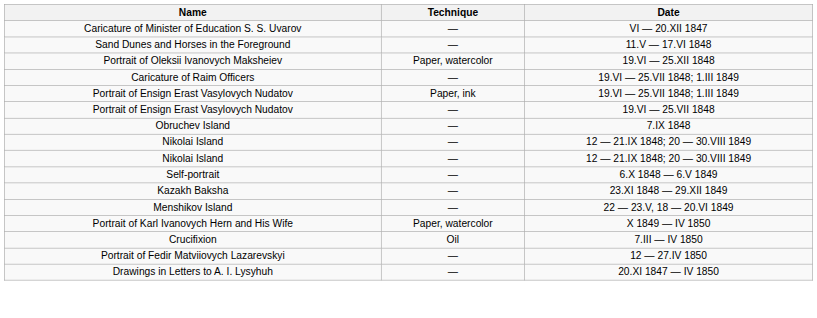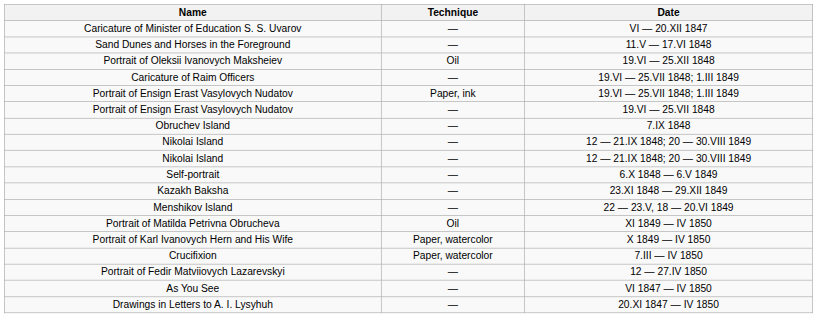(453, 61) Paper, watercolor -> (453, 61) Oil
+ row: (193, 223)
(453, 239) Oil -> (453, 256) Paper, watercolor
+ row: (193, 288)
